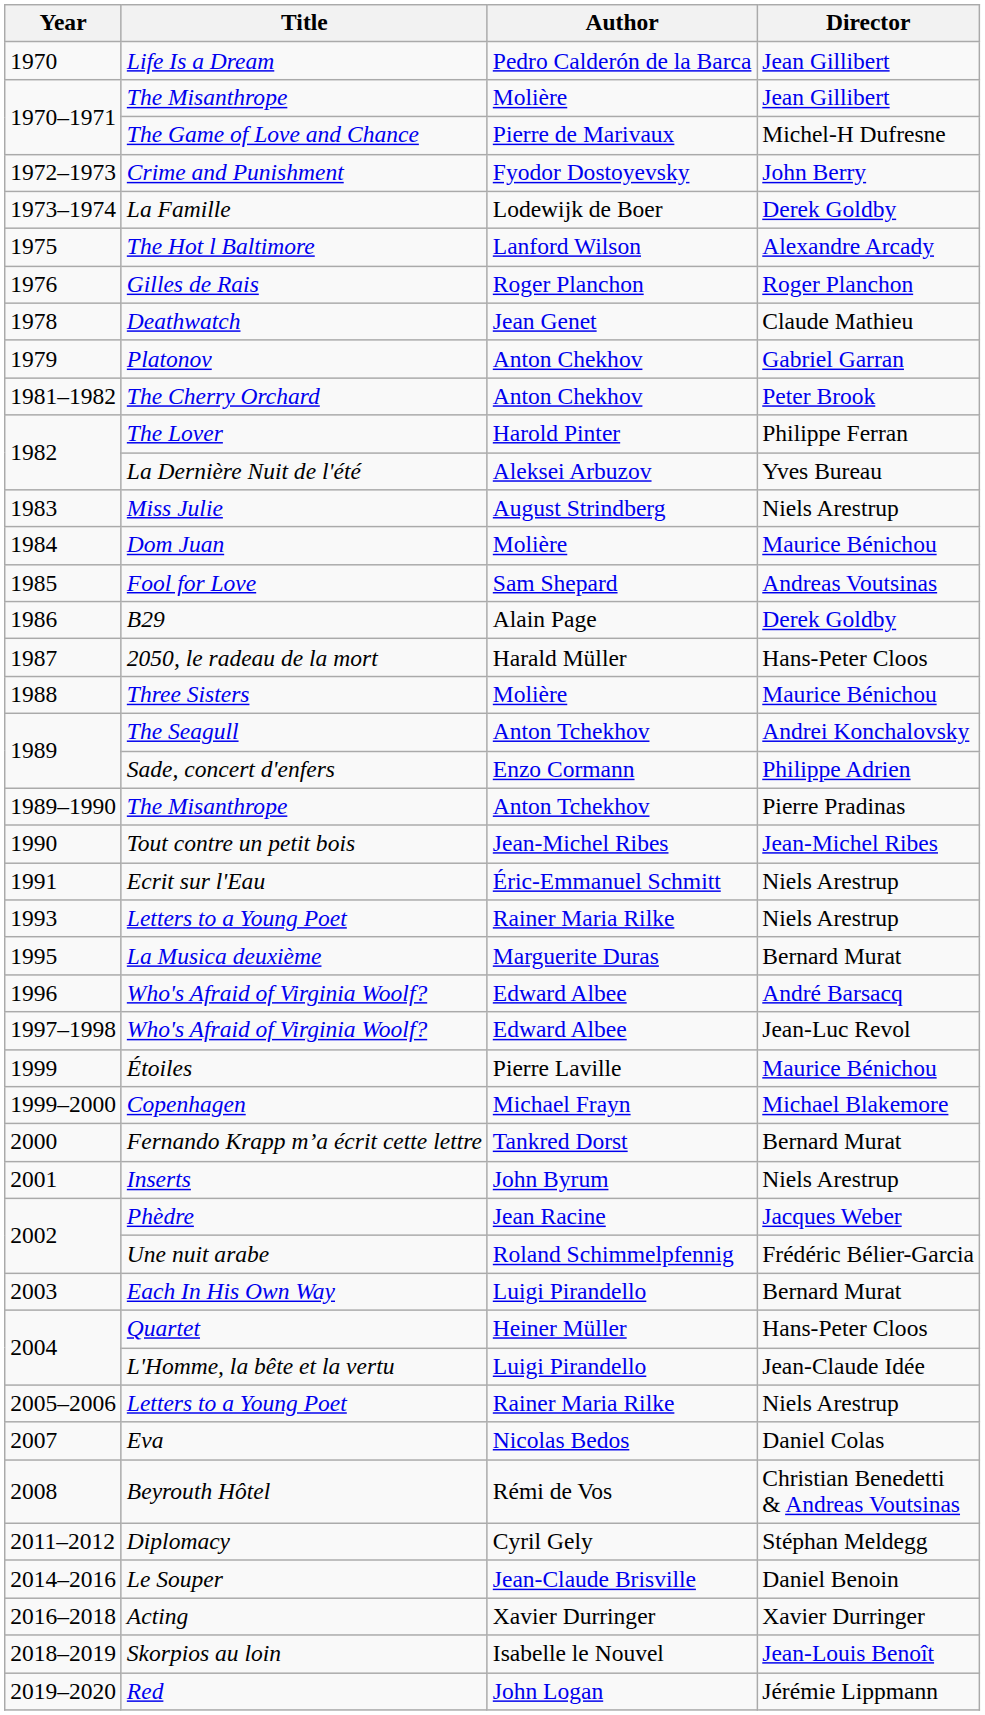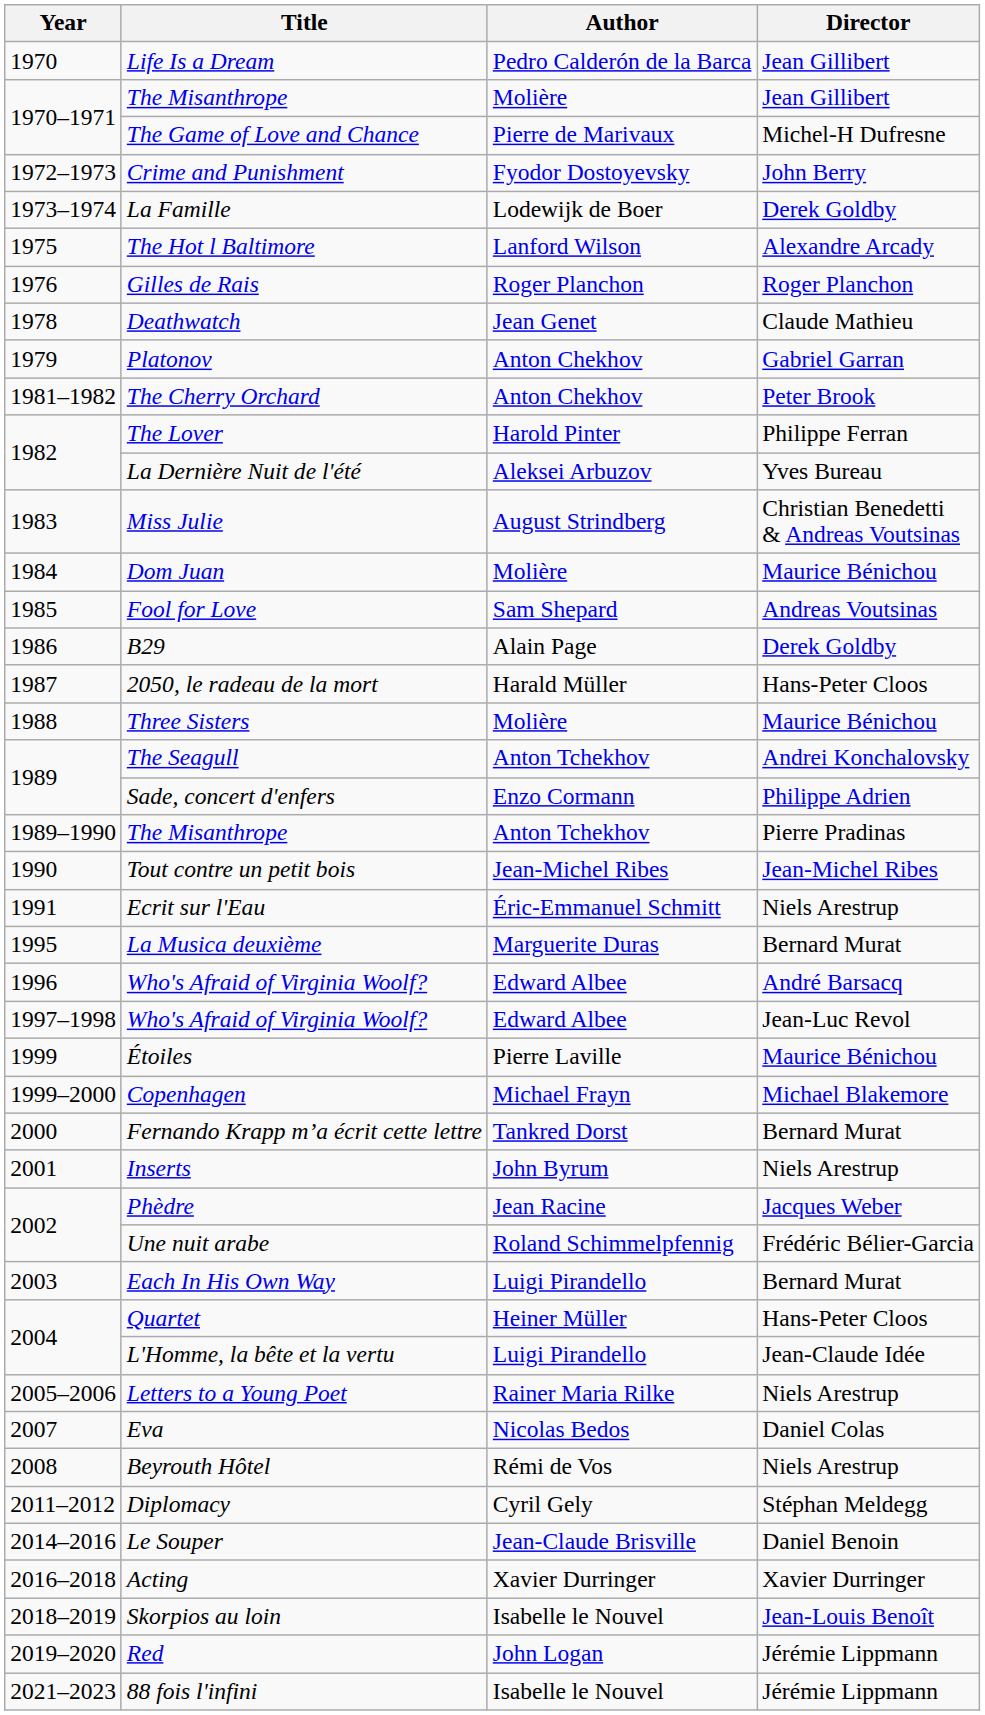(831, 508) Niels Arestrup -> (861, 521) Christian Benedetti & Andreas Voutsinas
- row: (34, 918)
(861, 1491) Christian Benedetti & Andreas Voutsinas -> (831, 1467) Niels Arestrup
+ row: (63, 1690)
